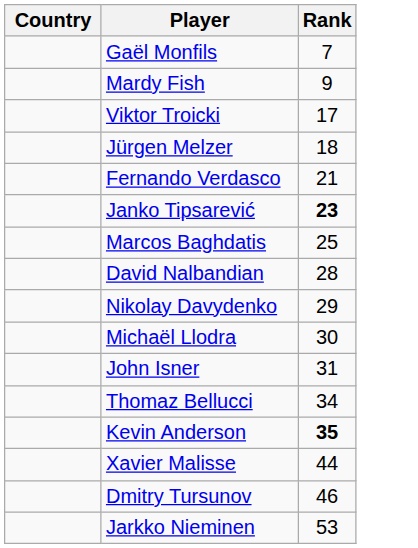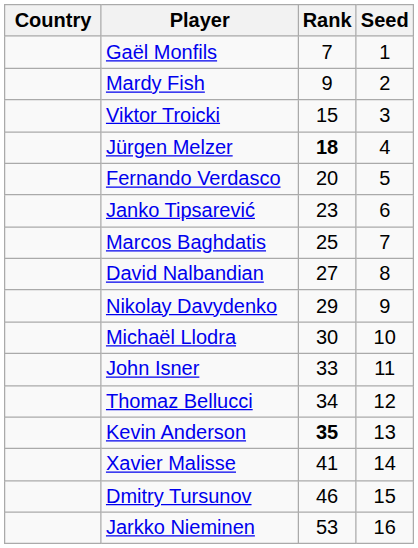+ column: (385, 20)
(327, 115) 17 -> (327, 115) 15
(327, 147) normal -> (327, 147) bold
(327, 178) 21 -> (327, 178) 20
(327, 210) bold -> (327, 210) normal
(327, 274) 28 -> (327, 274) 27
(327, 369) 31 -> (327, 369) 33
(327, 464) 44 -> (327, 464) 41
